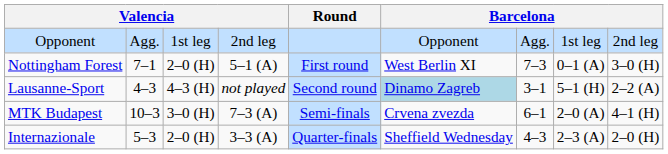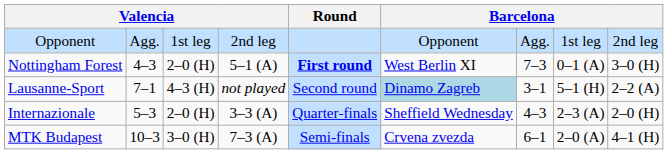(145, 64) 7–1 -> (145, 64) 4–3
(335, 64) normal -> (335, 64) bold
(145, 88) 4–3 -> (145, 88) 7–1
rows swapped: (51, 137) <-> (55, 112)
